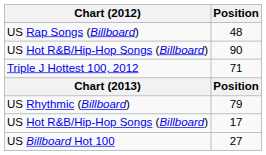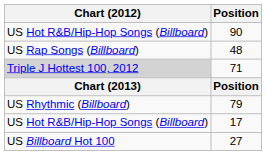rows swapped: (236, 50) <-> (236, 31)
(73, 68) no background -> (73, 68) lightgrey background
